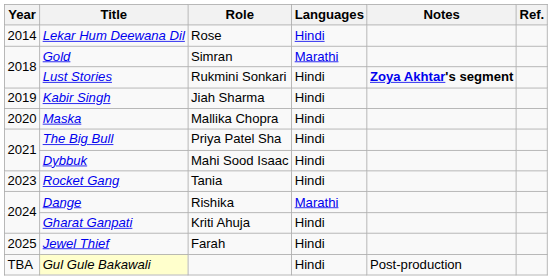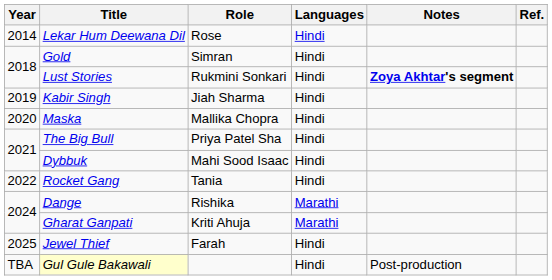(317, 56) Marathi -> (310, 56) Hindi
(22, 181) 2023 -> (22, 181) 2022
(310, 222) Hindi -> (317, 222) Marathi
